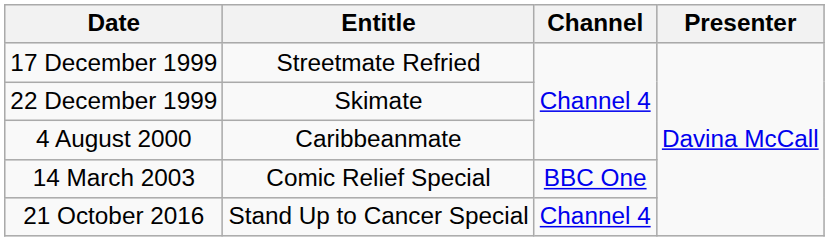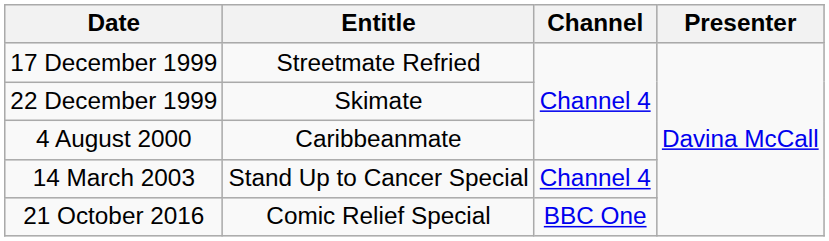(379, 178) Comic Relief Special -> (379, 178) Stand Up to Cancer Special
(595, 178) BBC One -> (595, 178) Channel 4
(379, 216) Stand Up to Cancer Special -> (379, 216) Comic Relief Special
(595, 216) Channel 4 -> (595, 216) BBC One
